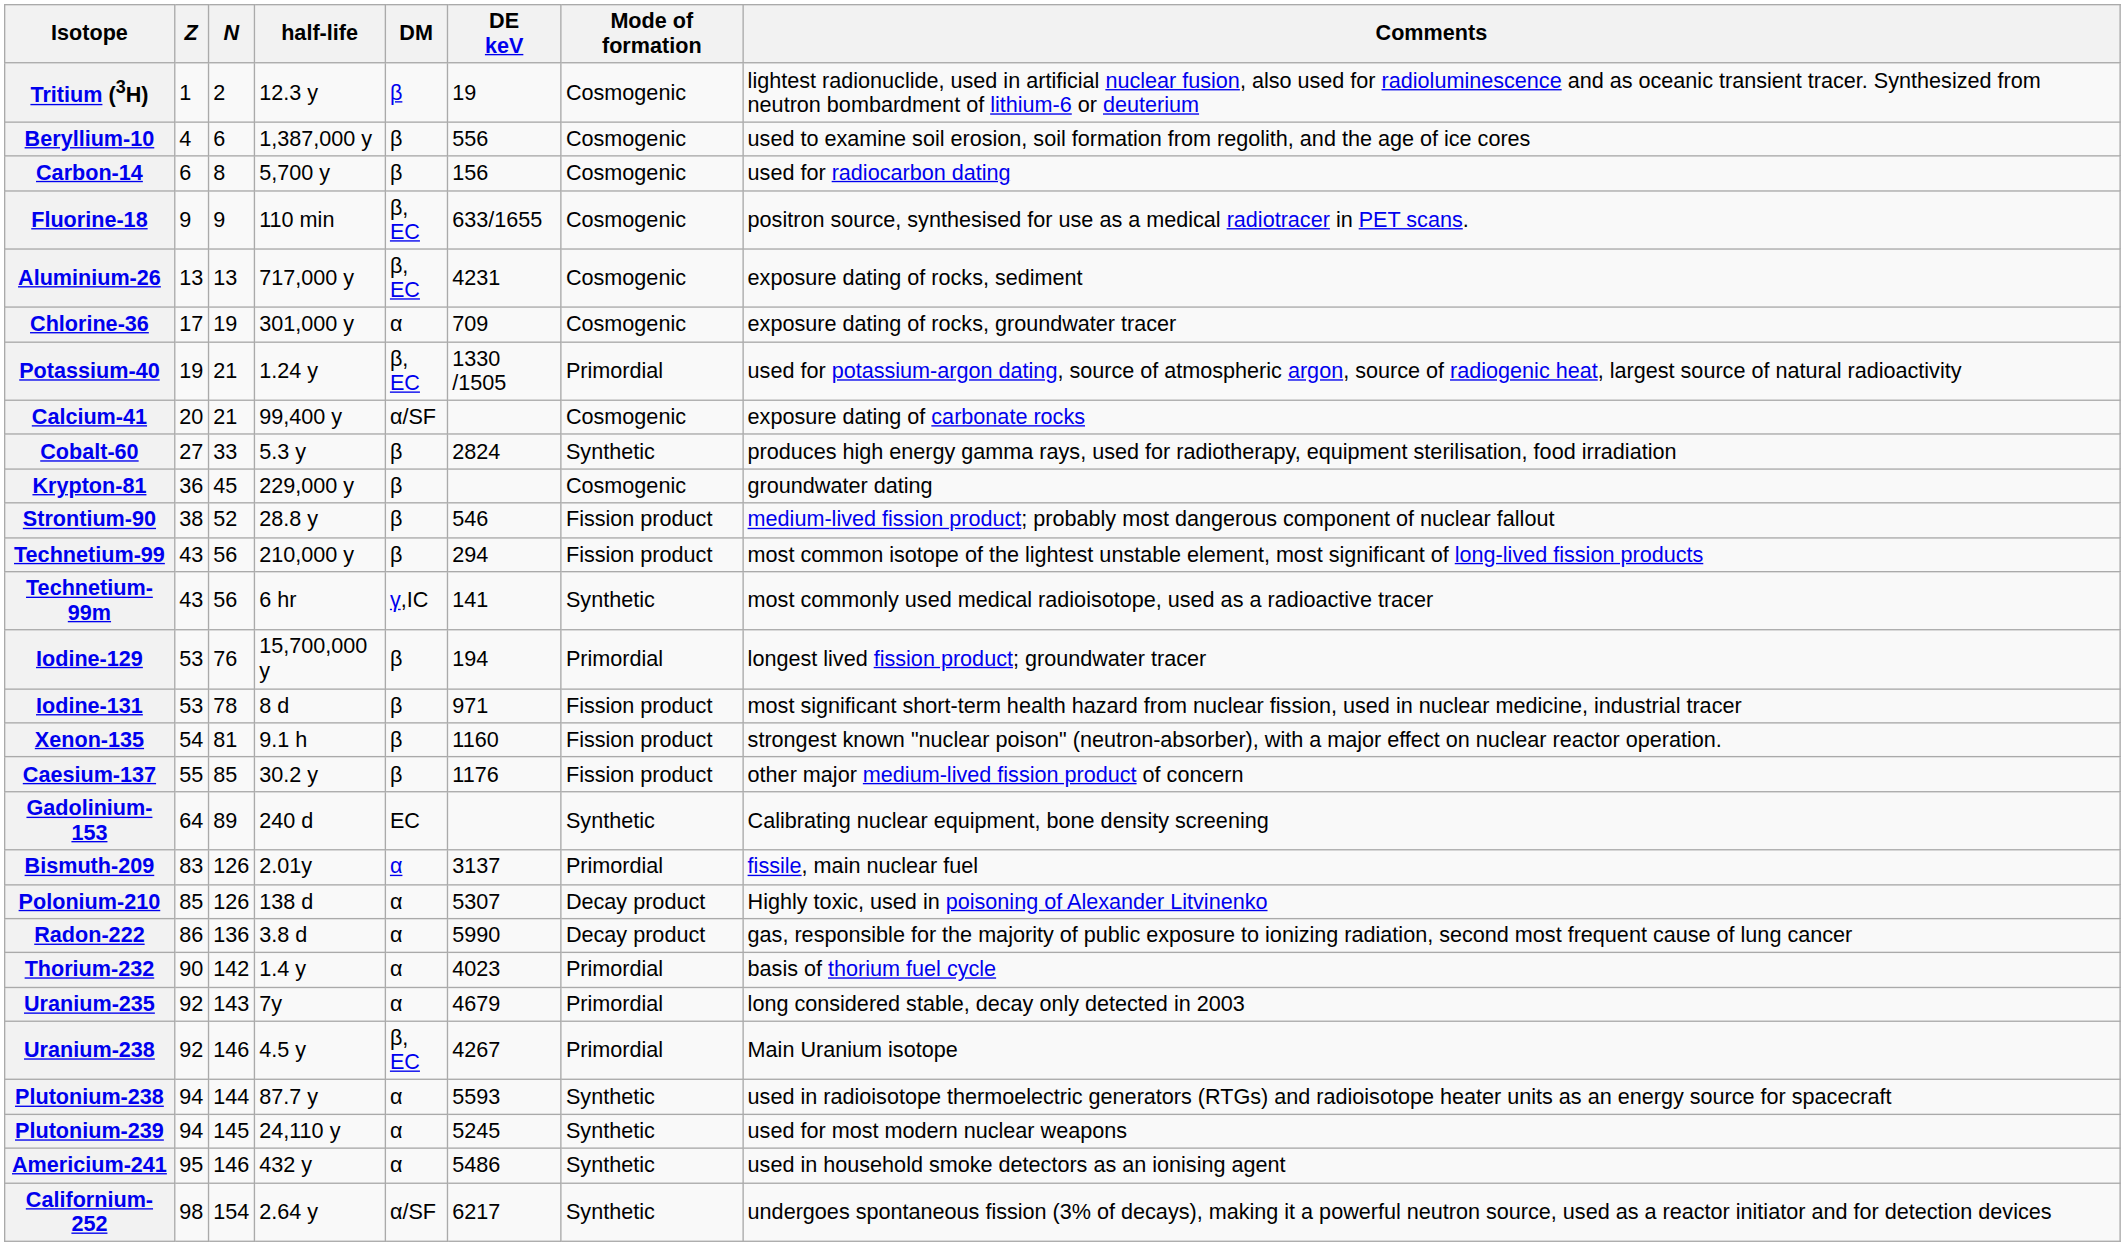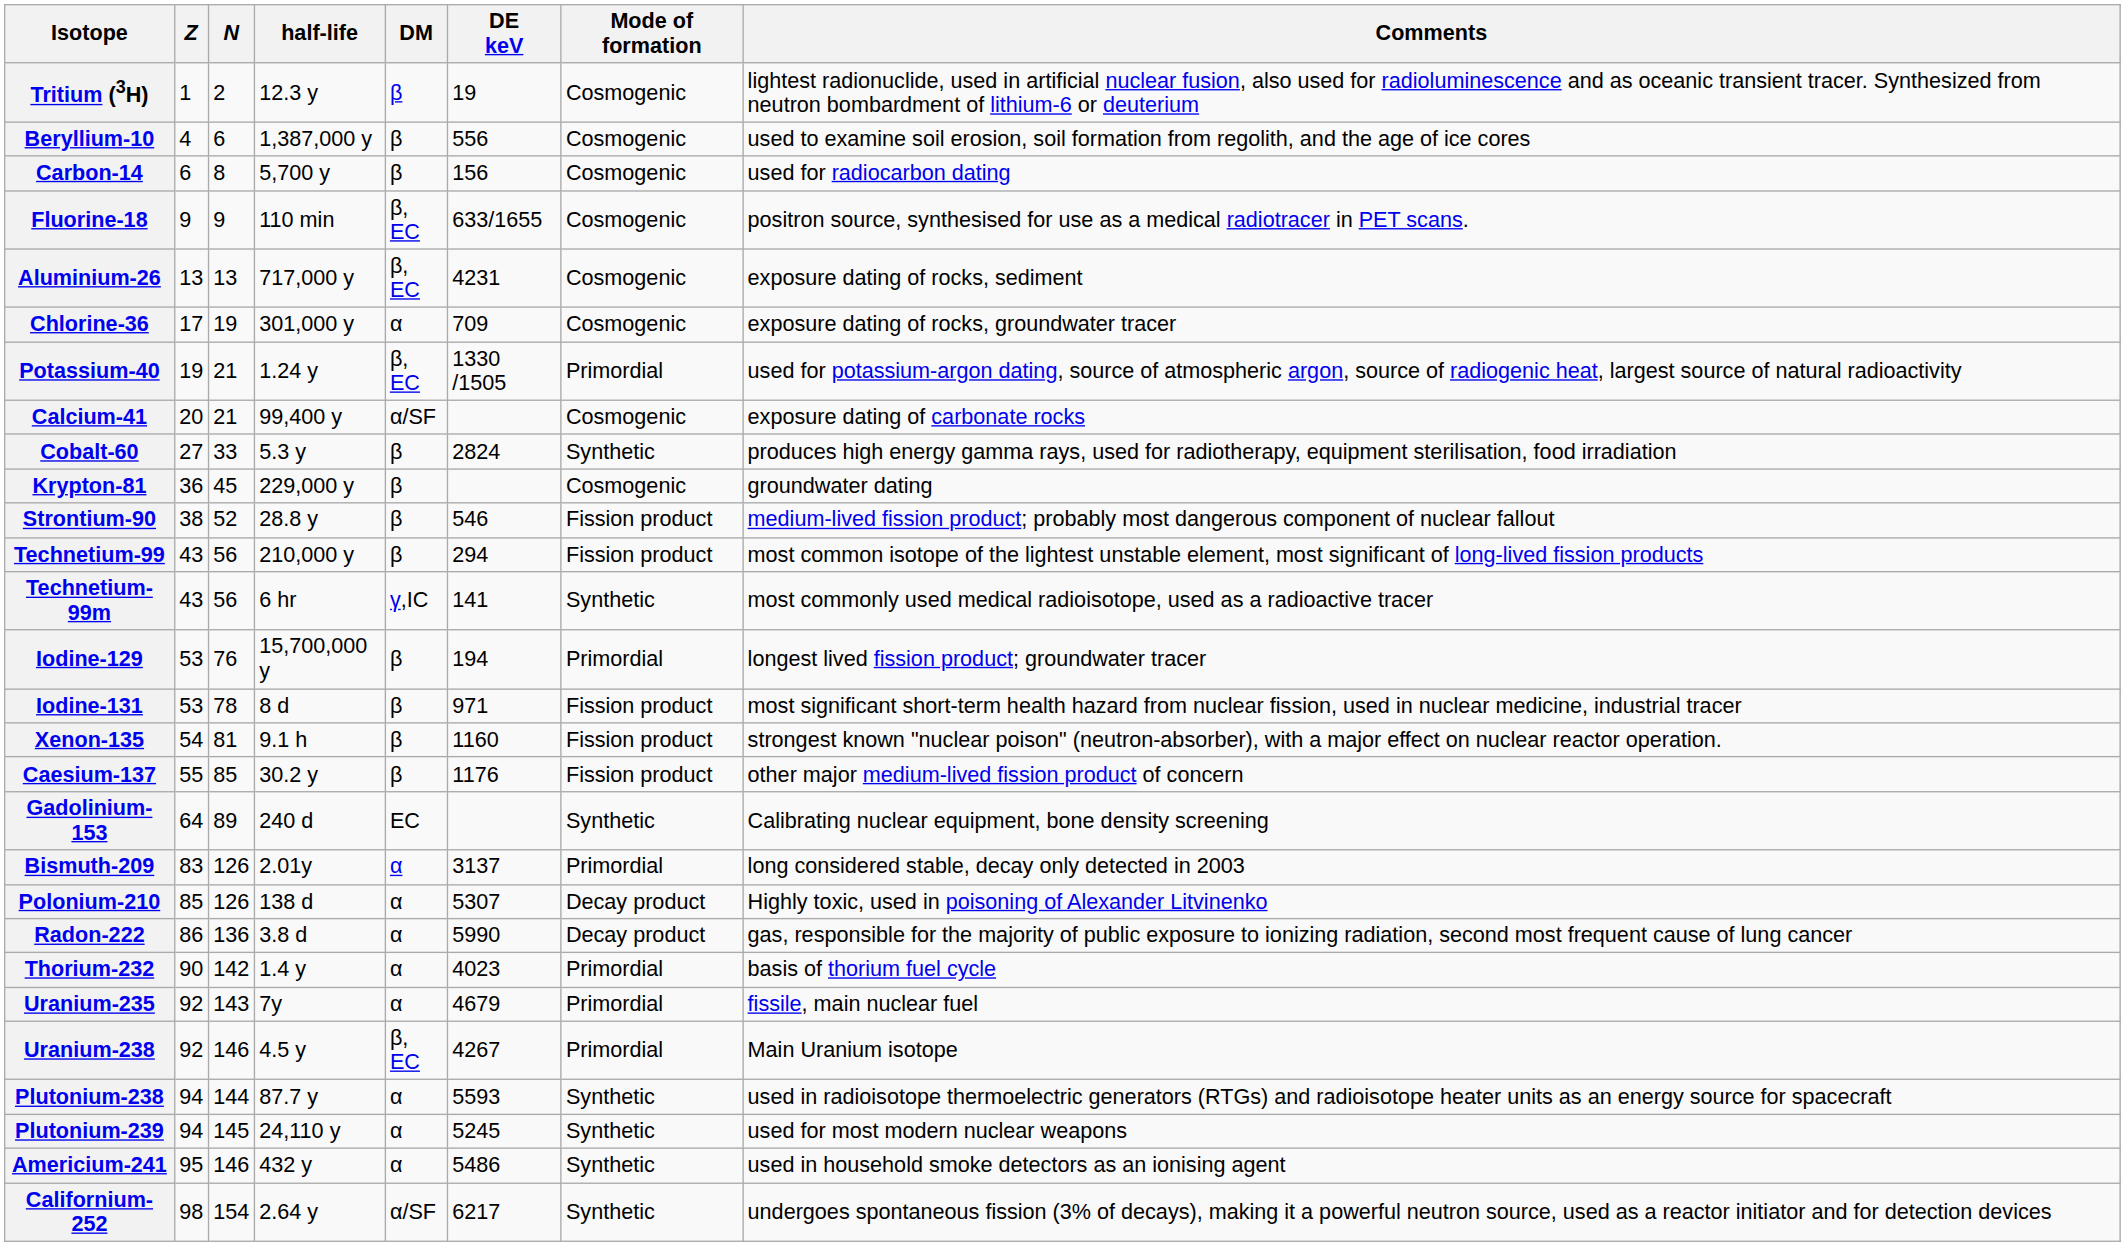(863, 866) fissile, main nuclear fuel -> (996, 866) long considered stable, decay only detected in 2003
(996, 1003) long considered stable, decay only detected in 2003 -> (863, 1003) fissile, main nuclear fuel
